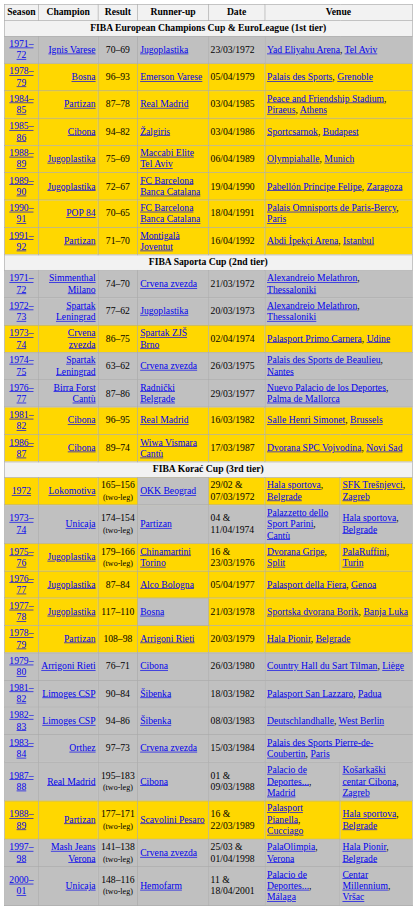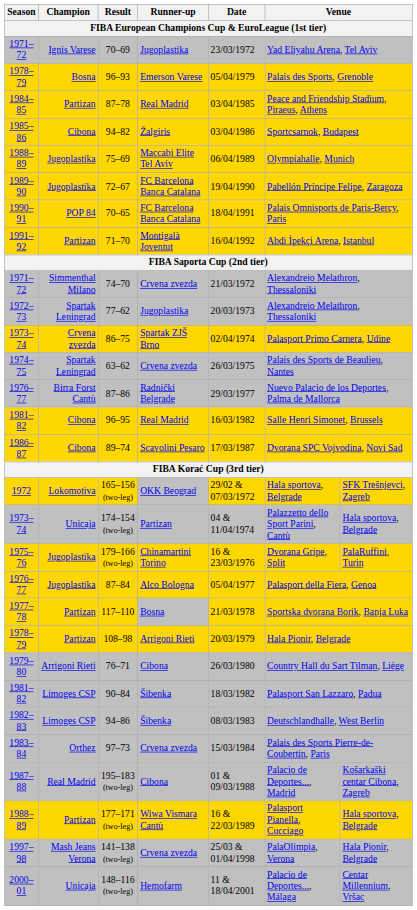(169, 448) Wiwa Vismara Cantù -> (172, 448) Scavolini Pesaro
(71, 612) Jugoplastika -> (80, 612) Partizan
(172, 820) Scavolini Pesaro -> (169, 820) Wiwa Vismara Cantù
